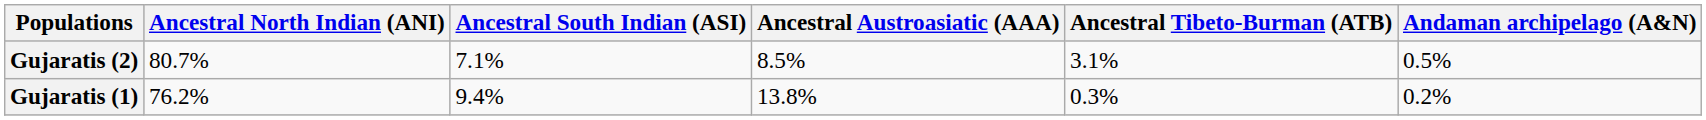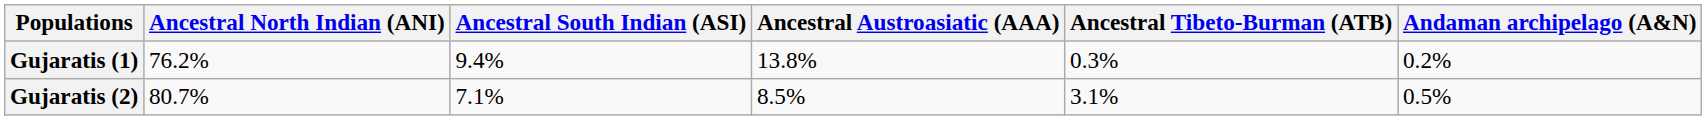rows swapped: (74, 96) <-> (74, 59)
